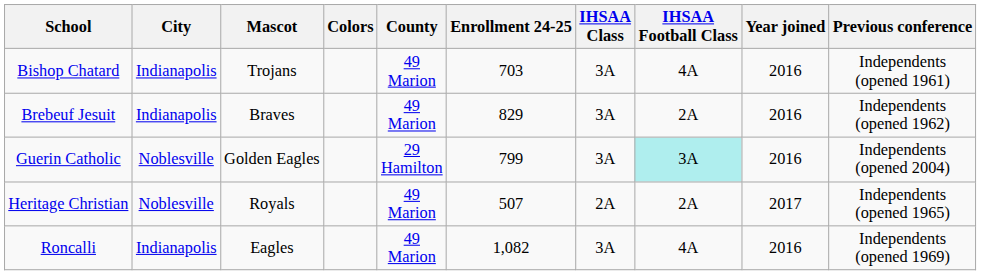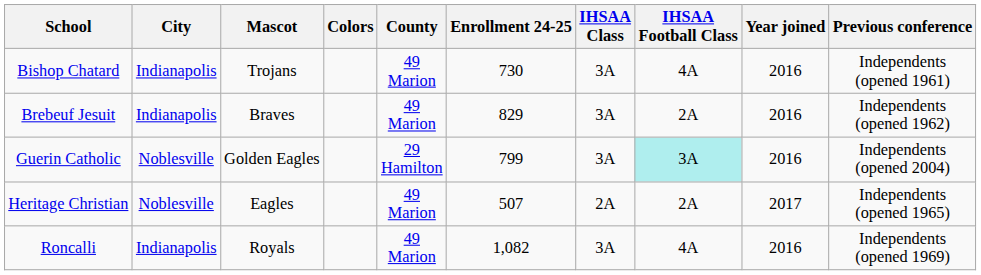(511, 70) 703 -> (511, 70) 730
(272, 203) Royals -> (272, 203) Eagles
(272, 247) Eagles -> (272, 247) Royals
